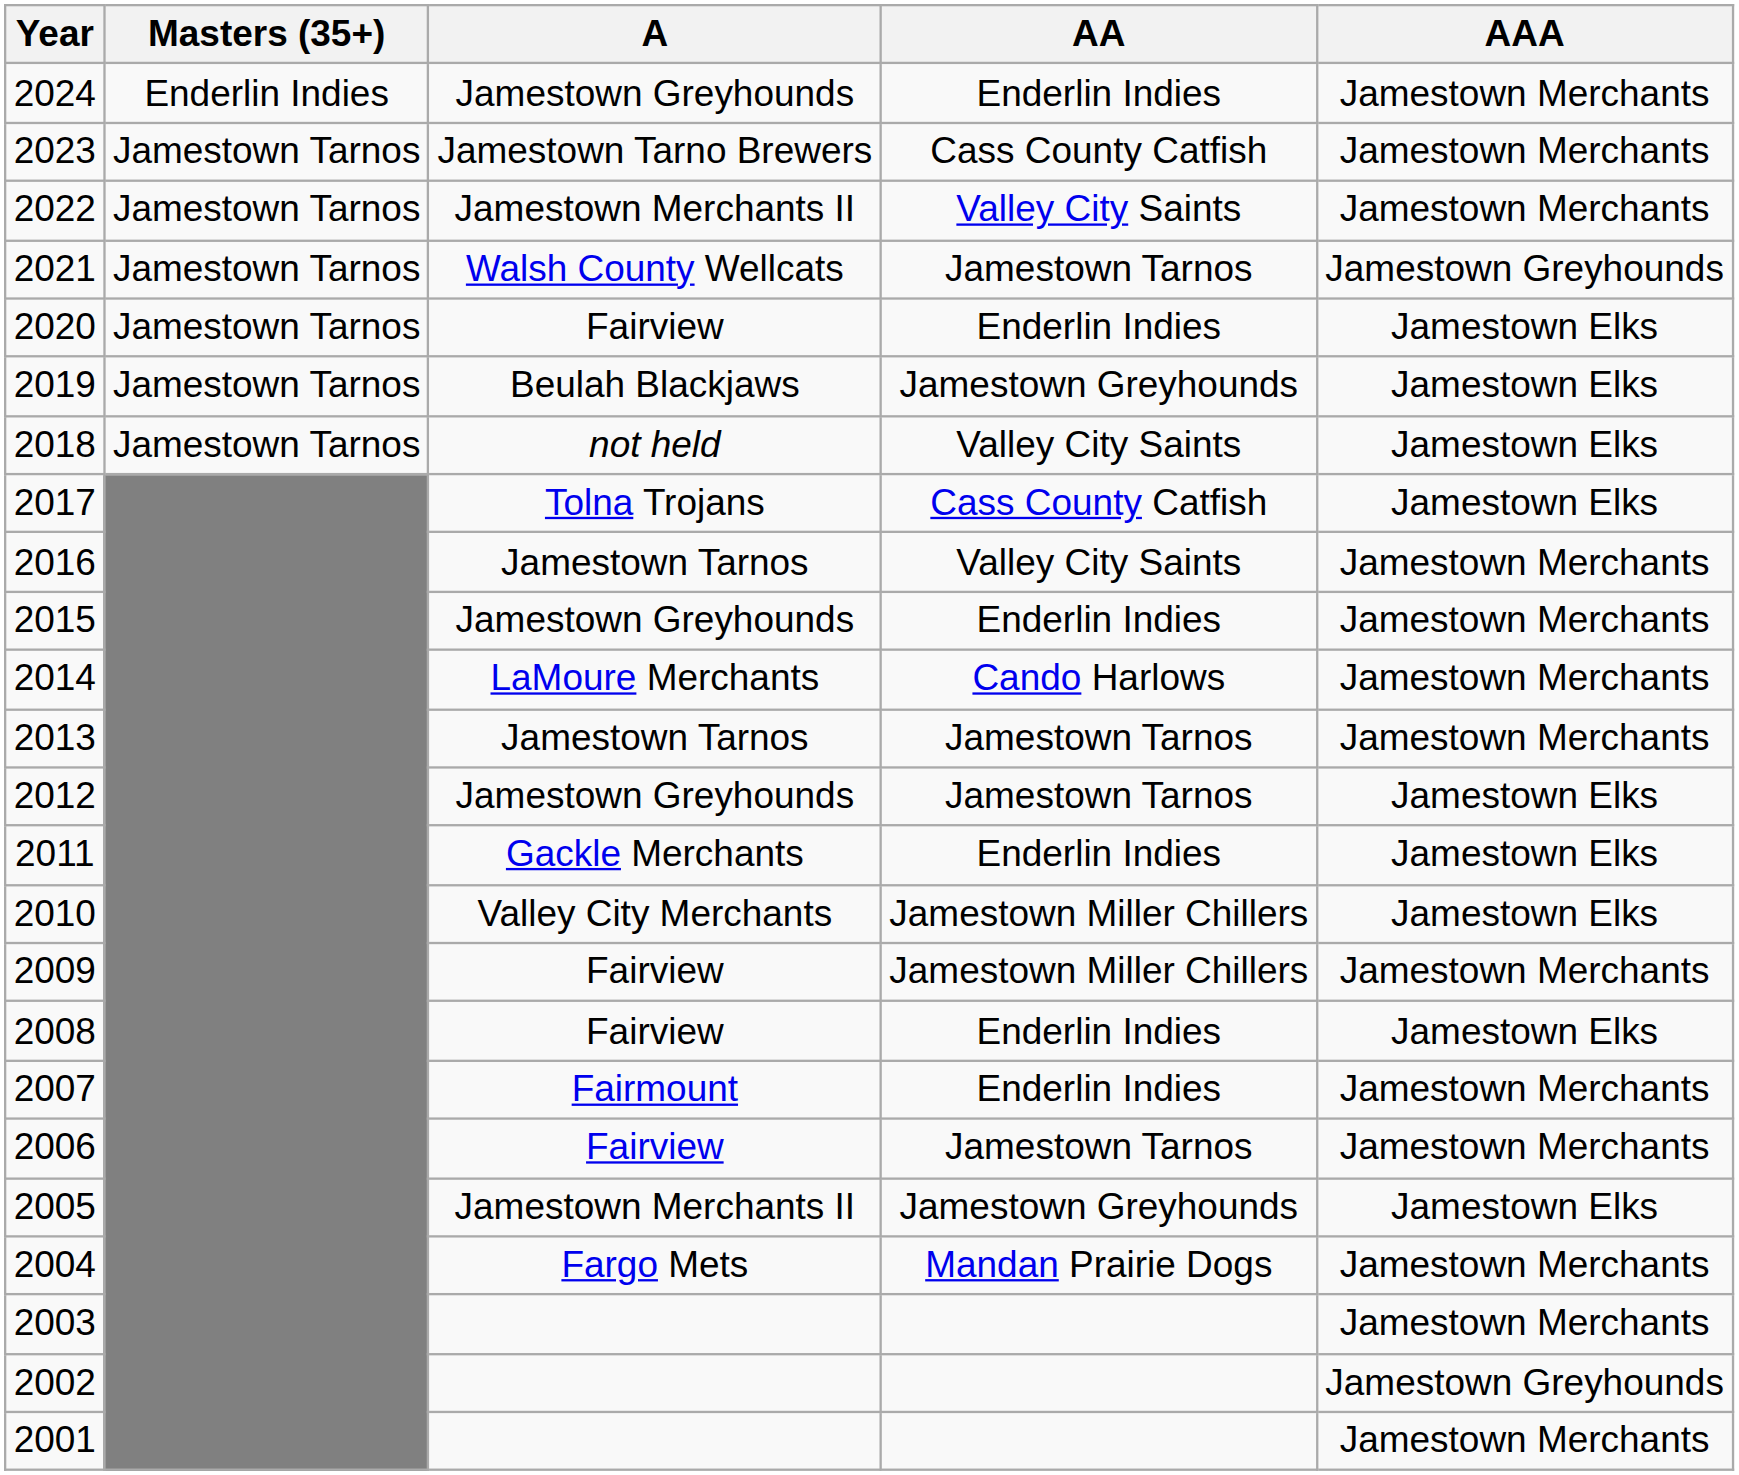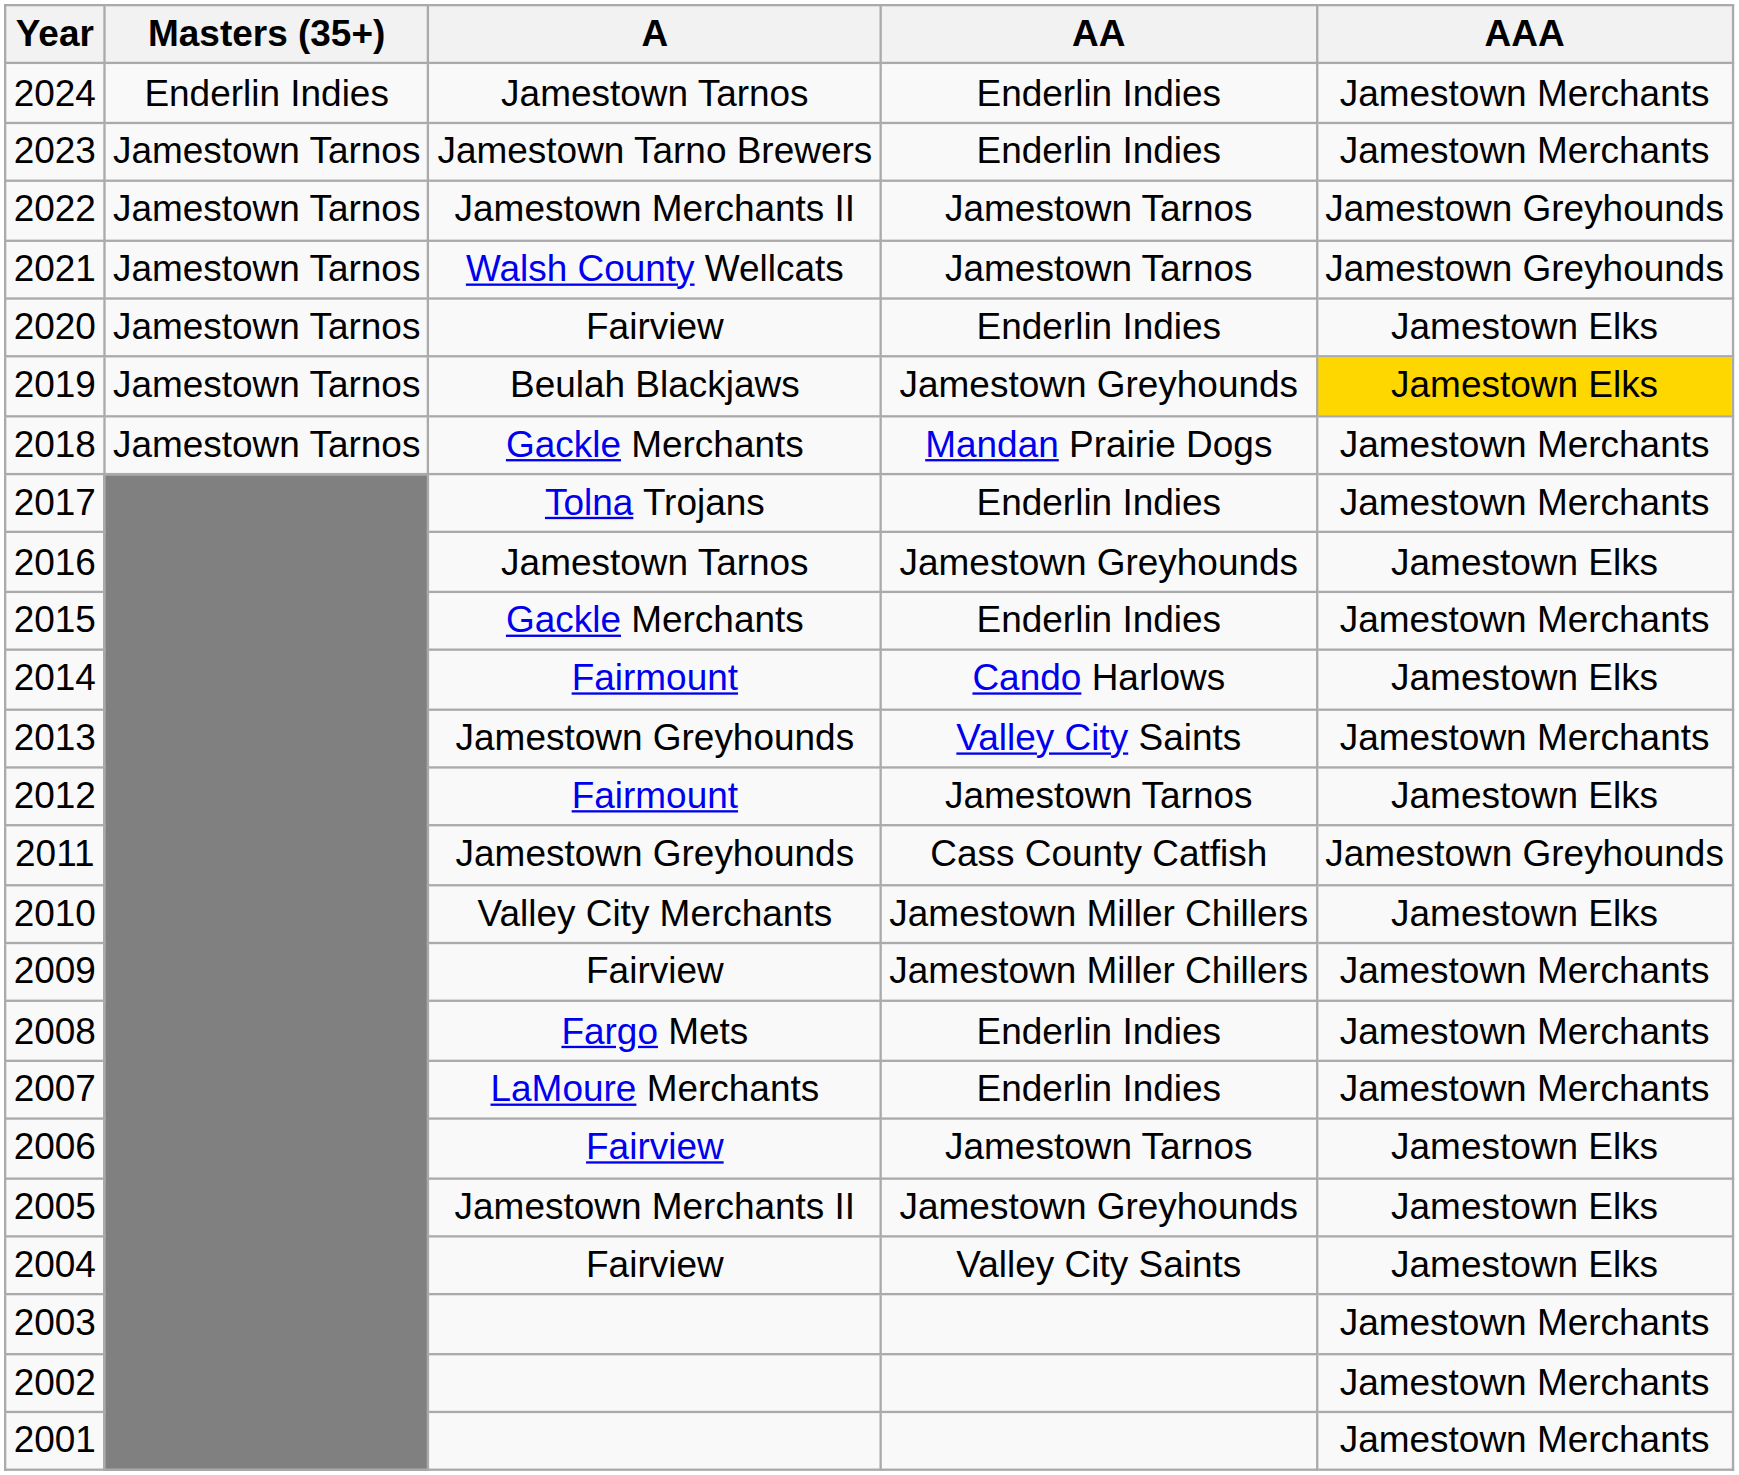(655, 92) Jamestown Greyhounds -> (655, 92) Jamestown Tarnos
(1099, 151) Cass County Catfish -> (1099, 151) Enderlin Indies
(1099, 209) Valley City Saints -> (1099, 209) Jamestown Tarnos
(1525, 209) Jamestown Merchants -> (1525, 209) Jamestown Greyhounds
(1525, 385) no background -> (1525, 385) gold background
(655, 444) not held -> (655, 444) Gackle Merchants
(1099, 444) Valley City Saints -> (1099, 444) Mandan Prairie Dogs
(1525, 444) Jamestown Elks -> (1525, 444) Jamestown Merchants
(1099, 502) Cass County Catfish -> (1099, 502) Enderlin Indies
(1525, 502) Jamestown Elks -> (1525, 502) Jamestown Merchants
(1099, 561) Valley City Saints -> (1099, 561) Jamestown Greyhounds
(1525, 561) Jamestown Merchants -> (1525, 561) Jamestown Elks
(655, 619) Jamestown Greyhounds -> (655, 619) Gackle Merchants
(655, 678) LaMoure Merchants -> (655, 678) Fairmount
(1525, 678) Jamestown Merchants -> (1525, 678) Jamestown Elks
(655, 737) Jamestown Tarnos -> (655, 737) Jamestown Greyhounds
(1099, 737) Jamestown Tarnos -> (1099, 737) Valley City Saints
(655, 795) Jamestown Greyhounds -> (655, 795) Fairmount
(655, 854) Gackle Merchants -> (655, 854) Jamestown Greyhounds
(1099, 854) Enderlin Indies -> (1099, 854) Cass County Catfish
(1525, 854) Jamestown Elks -> (1525, 854) Jamestown Greyhounds
(655, 1030) Fairview -> (655, 1030) Fargo Mets
(1525, 1030) Jamestown Elks -> (1525, 1030) Jamestown Merchants
(655, 1088) Fairmount -> (655, 1088) LaMoure Merchants
(1525, 1147) Jamestown Merchants -> (1525, 1147) Jamestown Elks
(655, 1264) Fargo Mets -> (655, 1264) Fairview
(1099, 1264) Mandan Prairie Dogs -> (1099, 1264) Valley City Saints
(1525, 1264) Jamestown Merchants -> (1525, 1264) Jamestown Elks
(1525, 1381) Jamestown Greyhounds -> (1525, 1381) Jamestown Merchants
